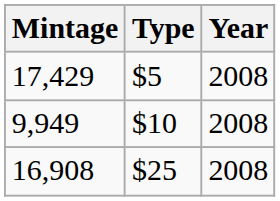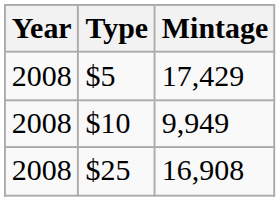columns swapped: (238, 28) <-> (65, 28)
